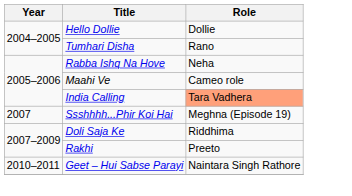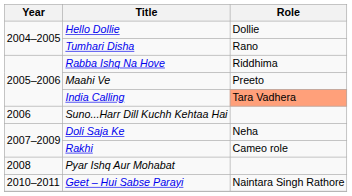(201, 64) Neha -> (255, 64) Riddhima
(216, 81) Cameo role -> (248, 81) Preeto
+ row: (146, 115)
- row: (119, 115)
(211, 132) Riddhima -> (245, 132) Neha
(204, 149) Preeto -> (260, 149) Cameo role
+ row: (120, 166)
